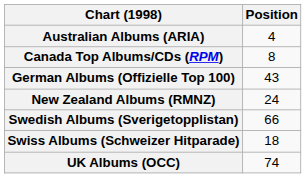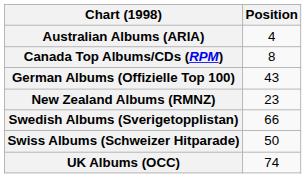(272, 99) 24 -> (272, 99) 23
(272, 141) 18 -> (272, 141) 50
